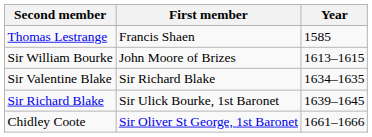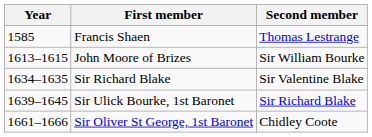columns swapped: (334, 15) <-> (60, 15)
